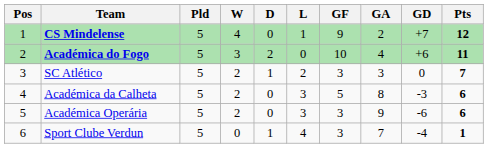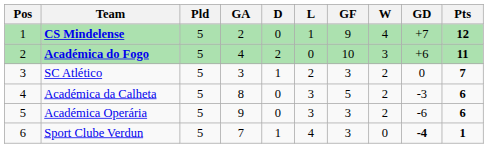columns swapped: (237, 14) <-> (381, 14)
(422, 133) normal -> (422, 133) bold
